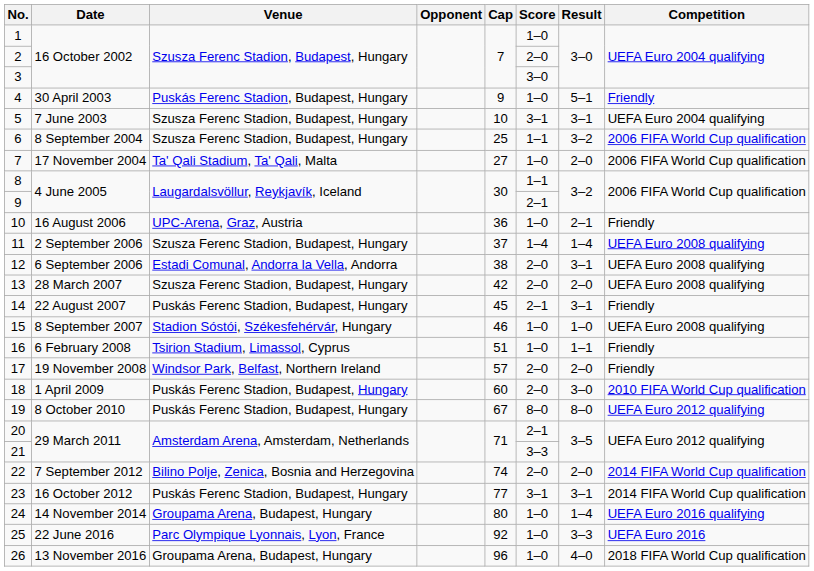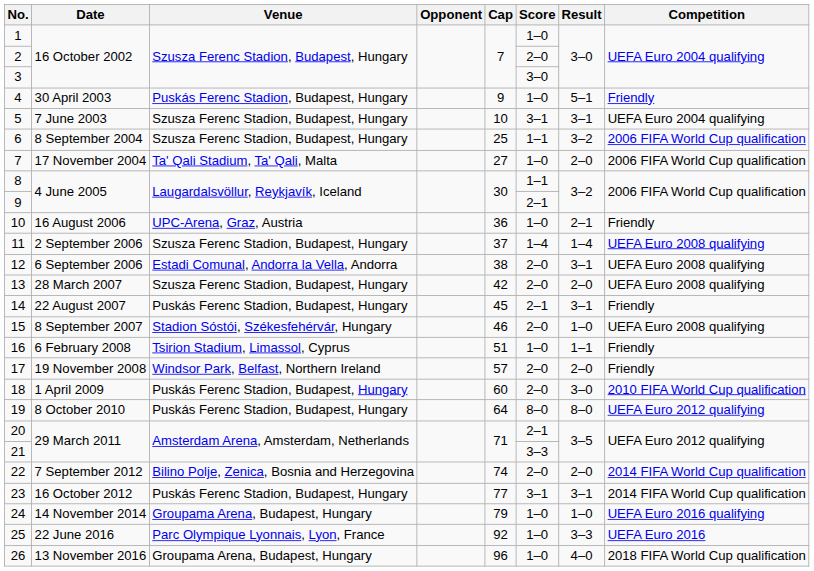(537, 327) 1–0 -> (537, 327) 2–0
(501, 410) 67 -> (501, 410) 64
(501, 514) 80 -> (501, 514) 79
(582, 514) 1–4 -> (582, 514) 1–0
